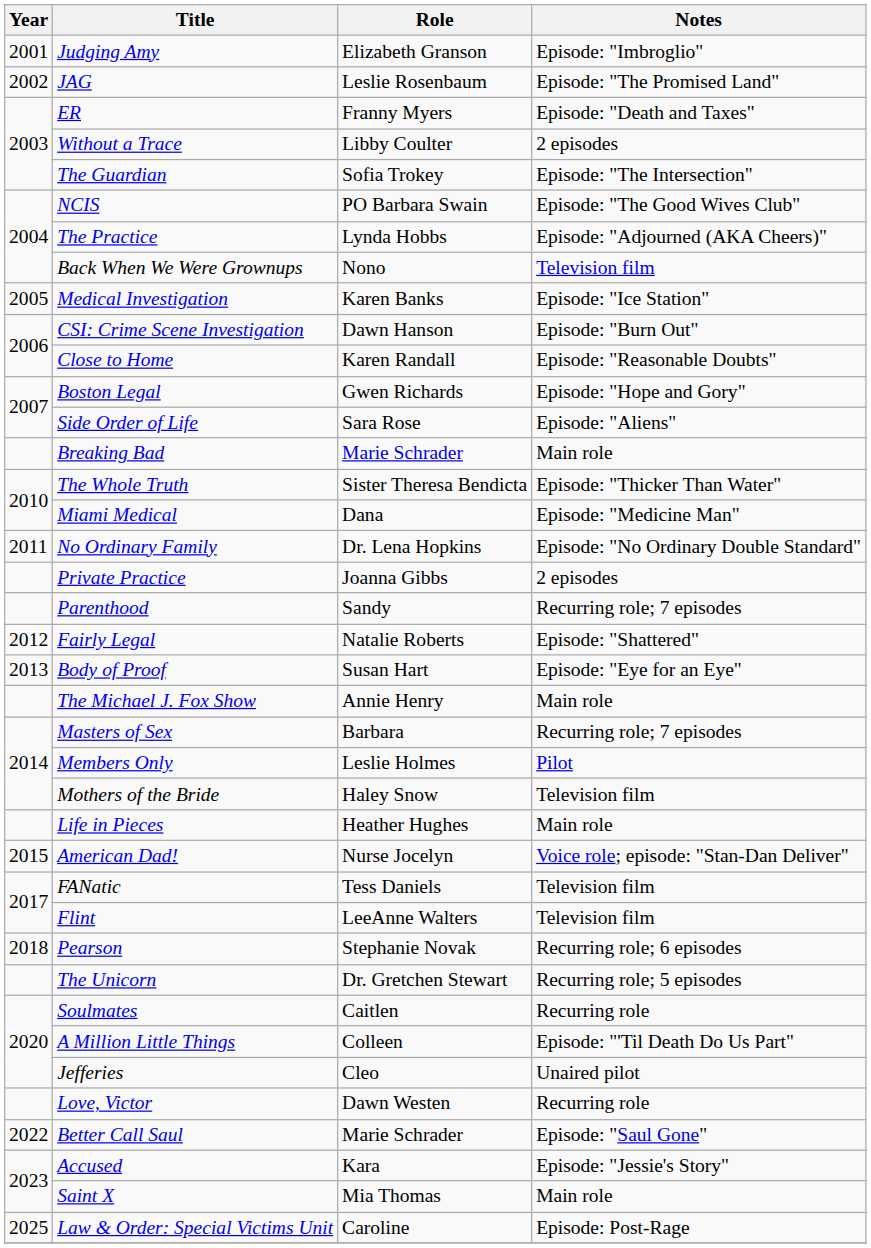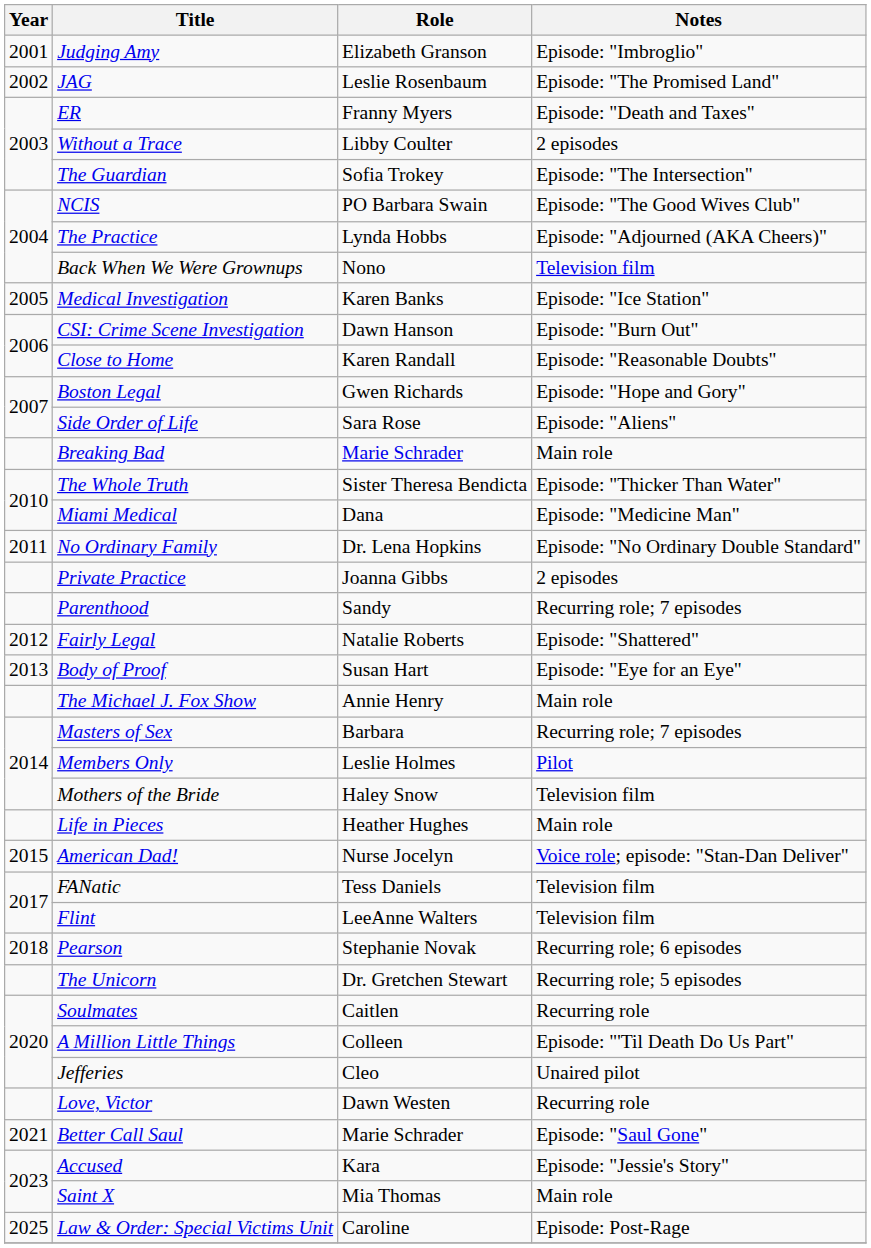(29, 1134) 2022 -> (29, 1134) 2021
